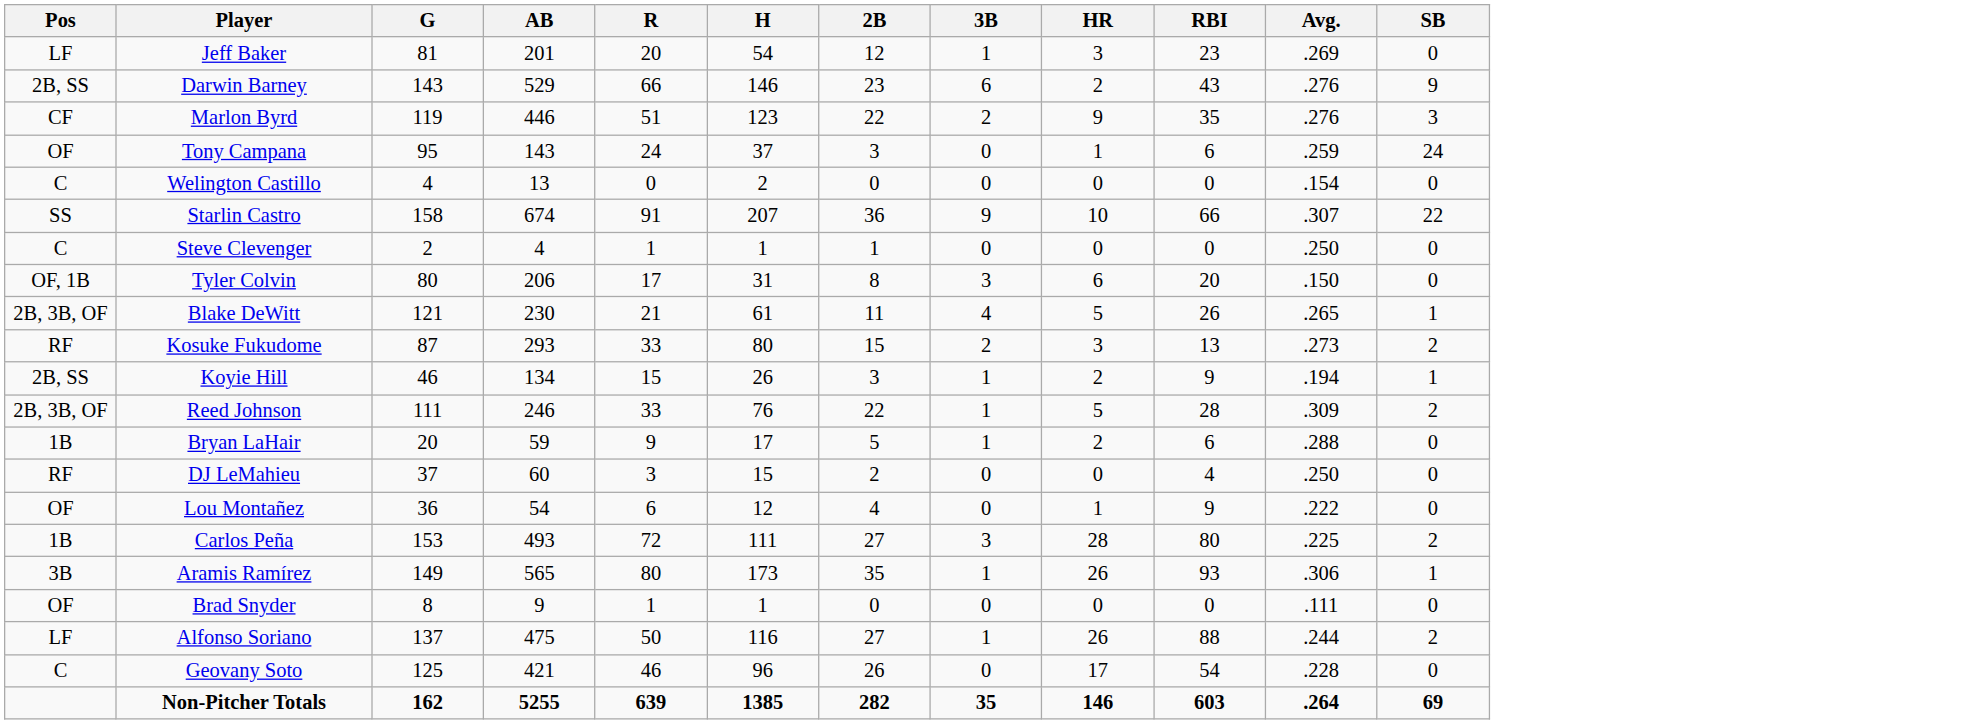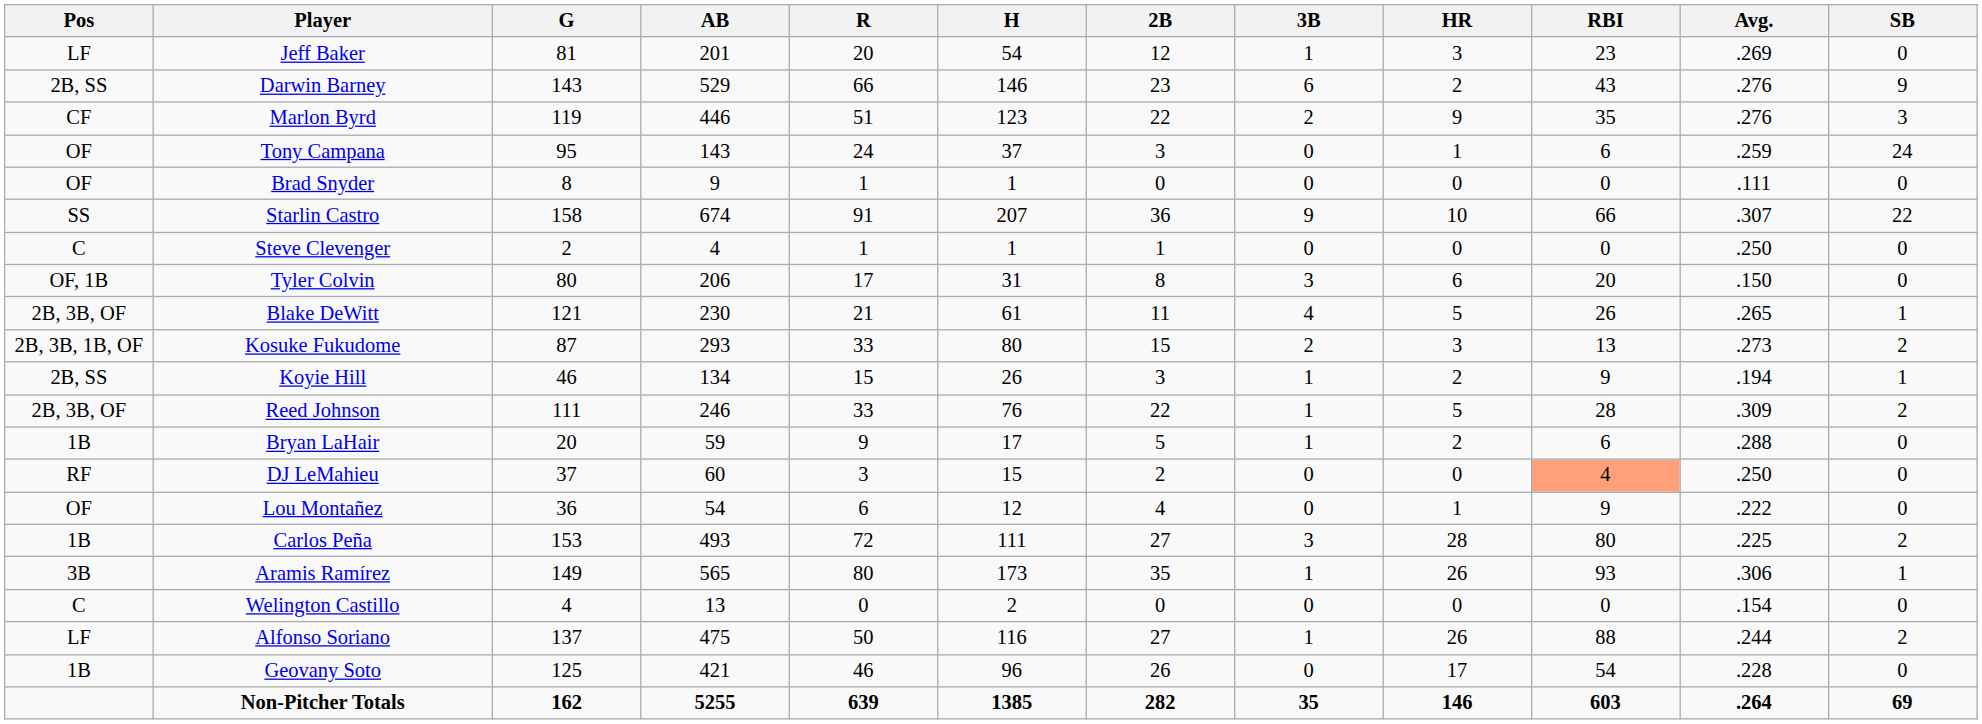rows swapped: (244, 183) <-> (244, 605)
(60, 345) RF -> (79, 345) 2B, 3B, 1B, OF
(1209, 475) no background -> (1605, 475) lightsalmon background
(60, 670) C -> (79, 670) 1B
